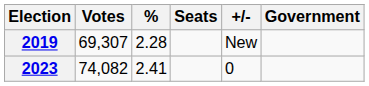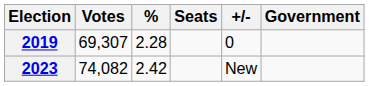(241, 42) New -> (229, 42) 0
(151, 68) 2.41 -> (151, 68) 2.42
(229, 68) 0 -> (241, 68) New
